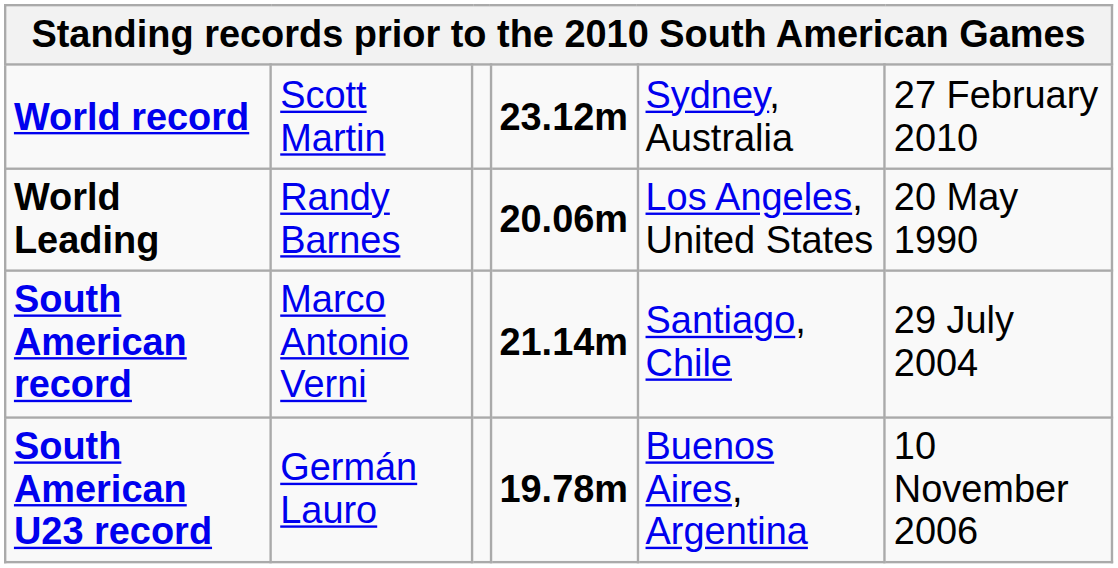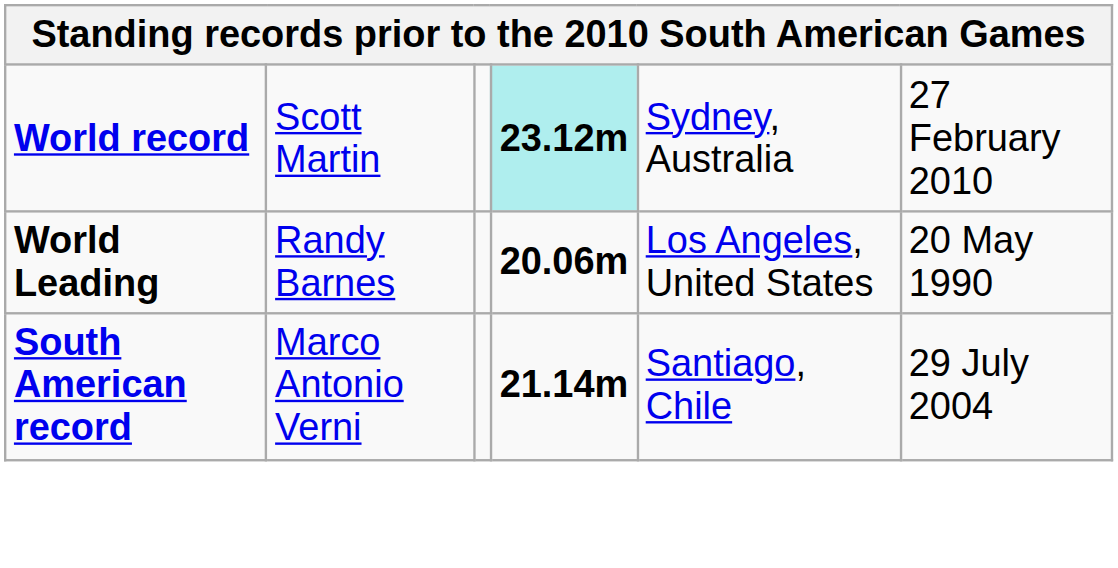(564, 116) no background -> (564, 137) paleturquoise background
- row: (113, 488)
